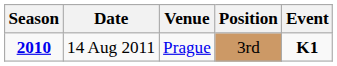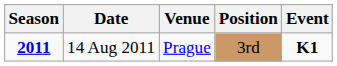(34, 47) 2010 -> (34, 47) 2011
